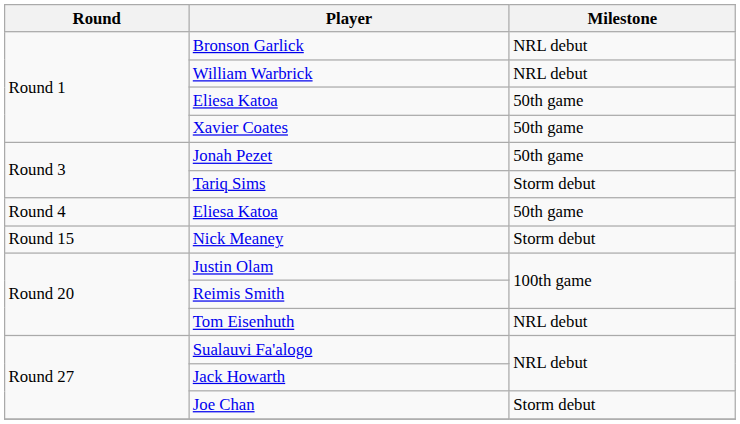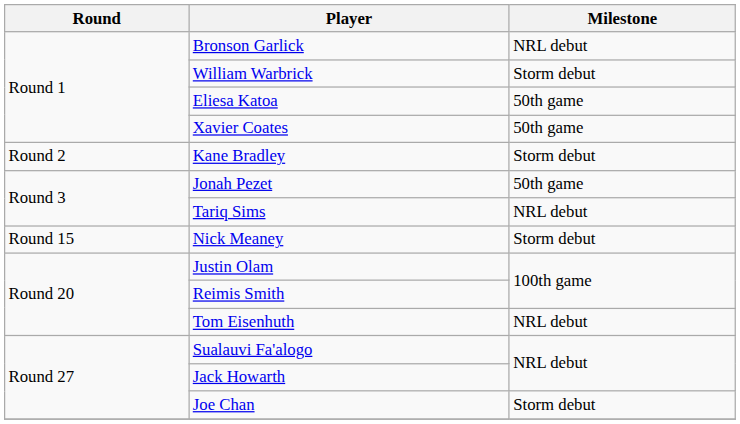(550, 73) NRL debut -> (554, 73) Storm debut
+ row: (37, 155)
(554, 183) Storm debut -> (550, 211) NRL debut
- row: (37, 211)
